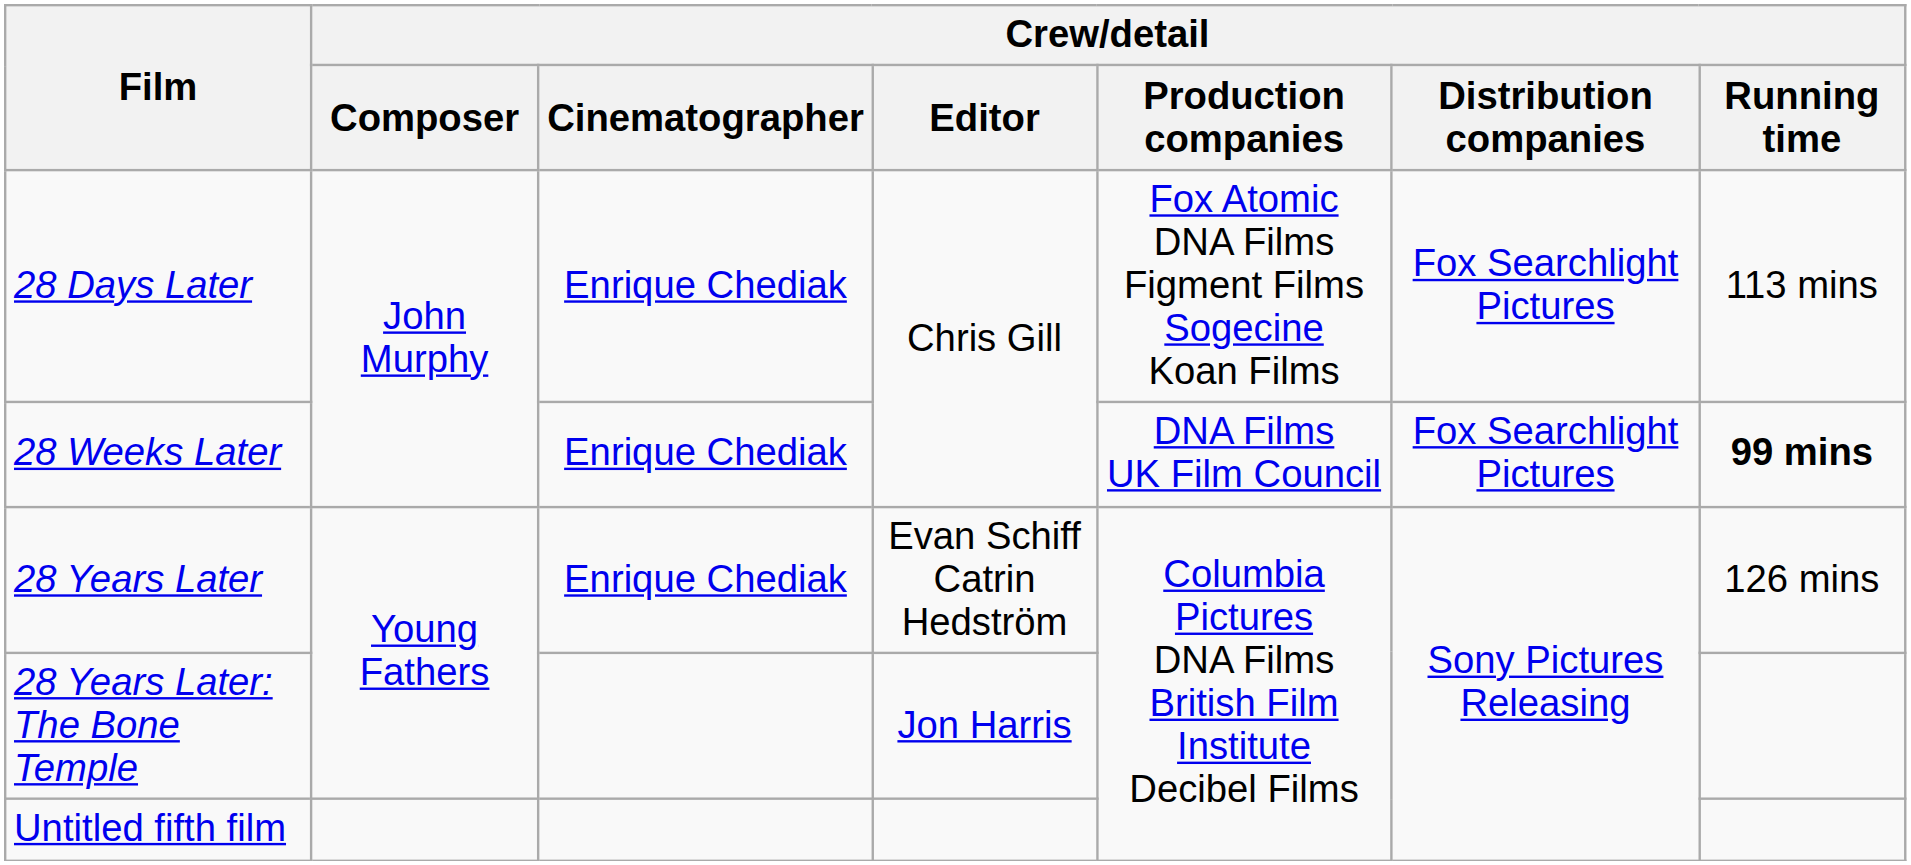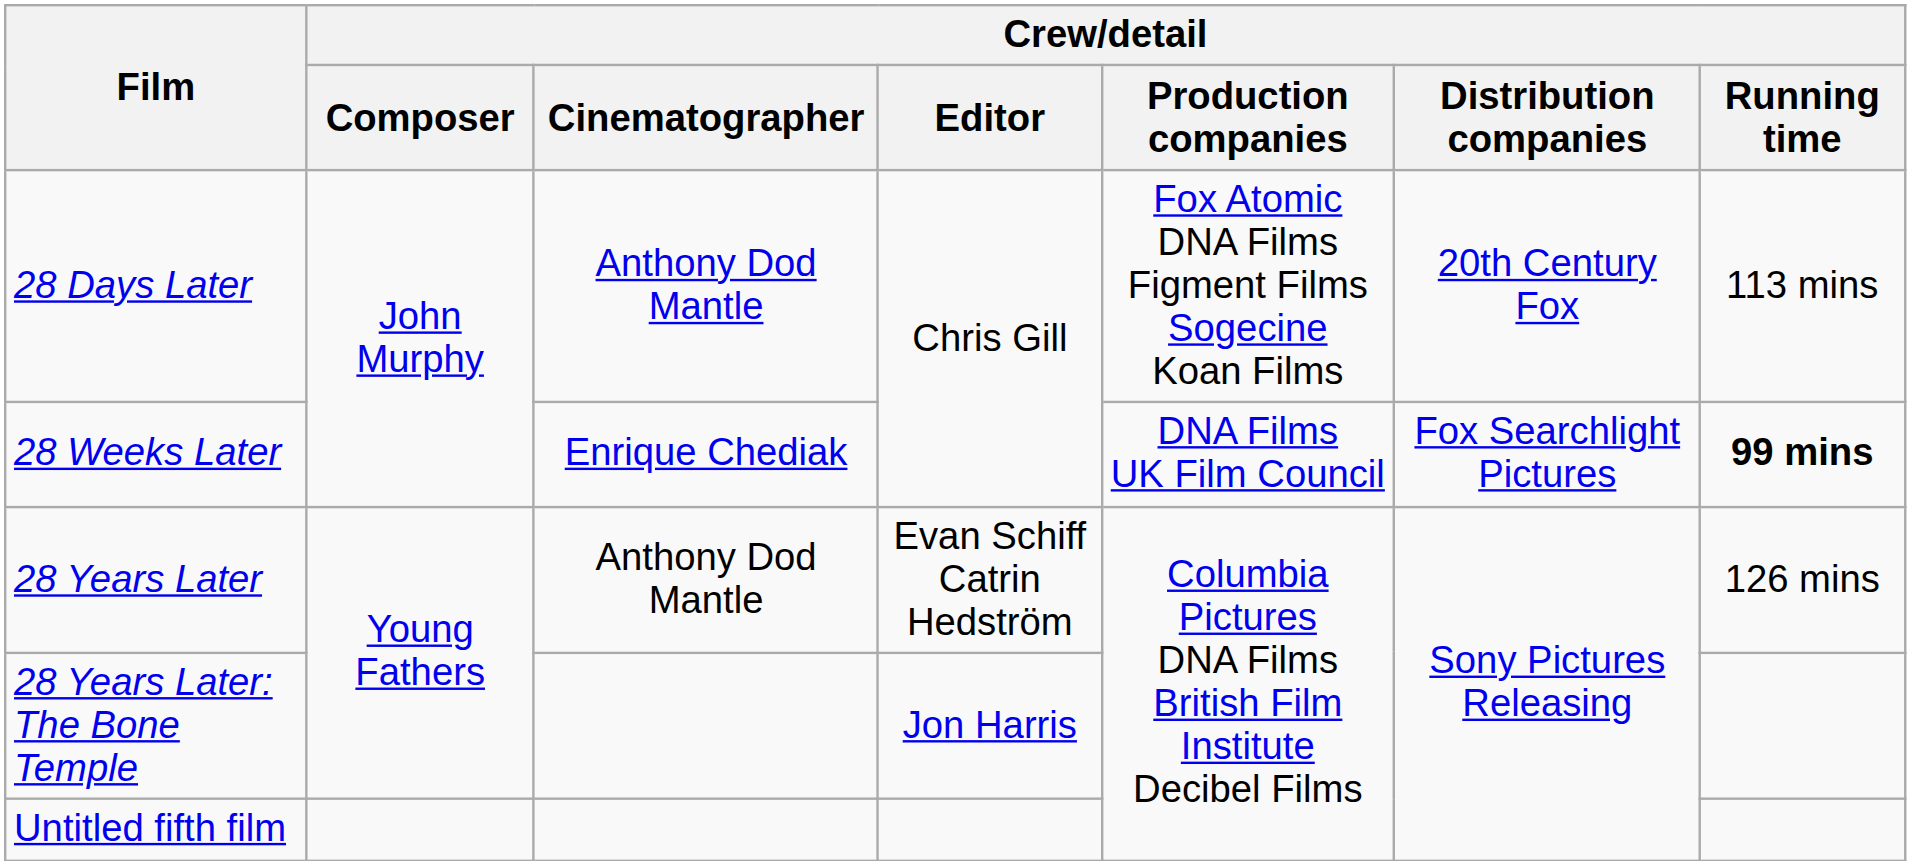(705, 285) Enrique Chediak -> (706, 285) Anthony Dod Mantle
(1545, 285) Fox Searchlight Pictures -> (1547, 285) 20th Century Fox
(705, 578) Enrique Chediak -> (706, 578) Anthony Dod Mantle
